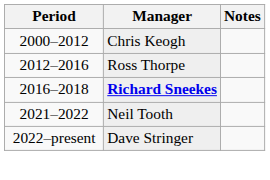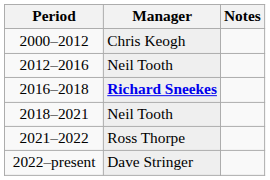(146, 65) Ross Thorpe -> (140, 65) Neil Tooth
+ row: (54, 114)
(140, 114) Neil Tooth -> (146, 138) Ross Thorpe
